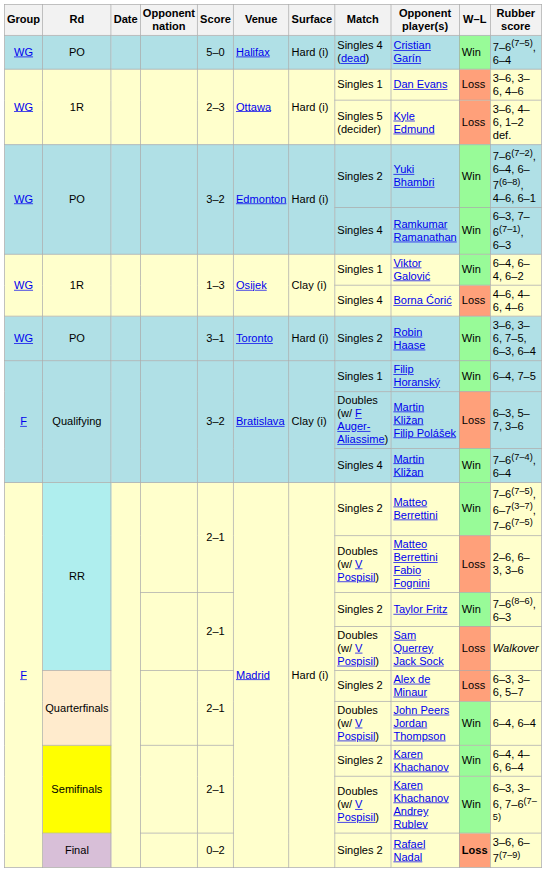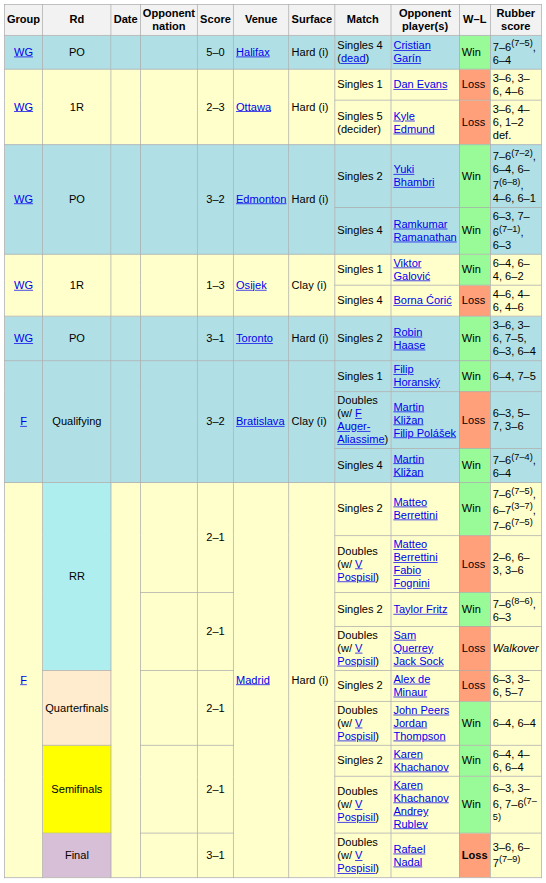(215, 850) 0–2 -> (215, 855) 3–1
(360, 850) Singles 2 -> (358, 855) Doubles (w/ V Pospisil)
